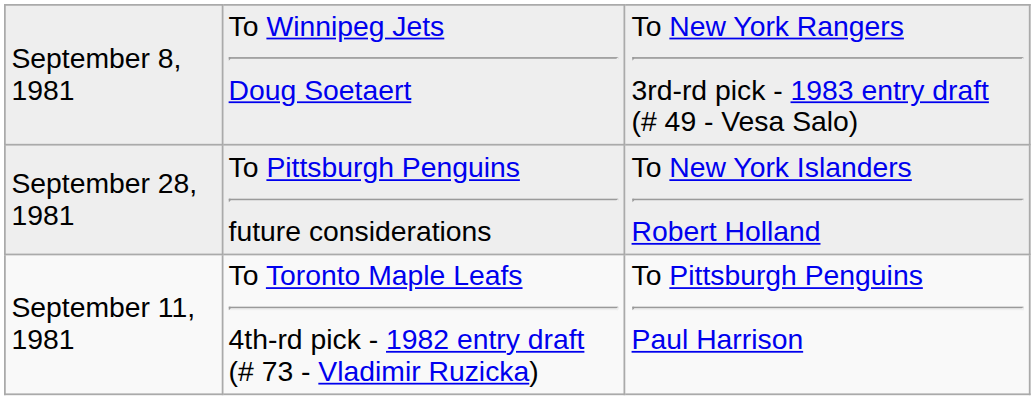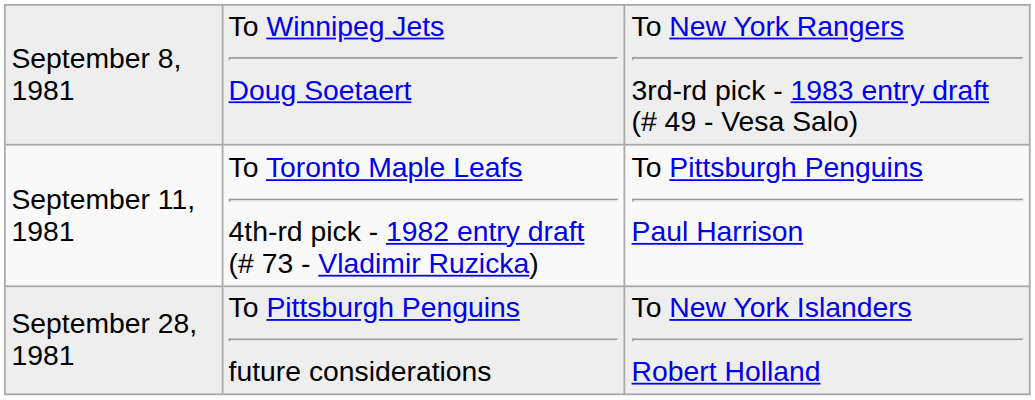rows swapped: (103, 323) <-> (104, 199)
